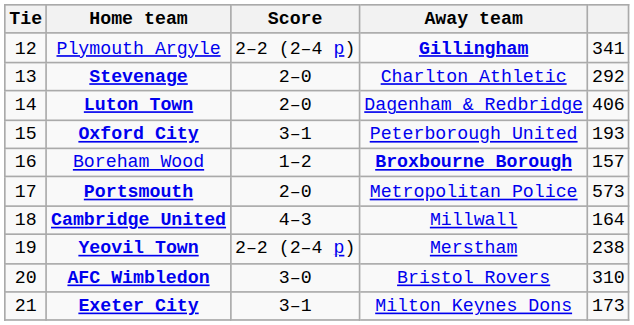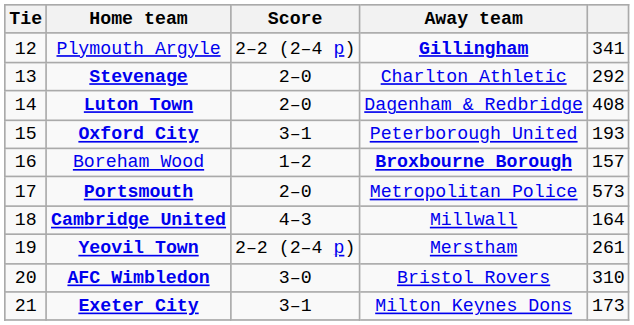(608, 105) 406 -> (608, 105) 408
(608, 249) 238 -> (608, 249) 261
